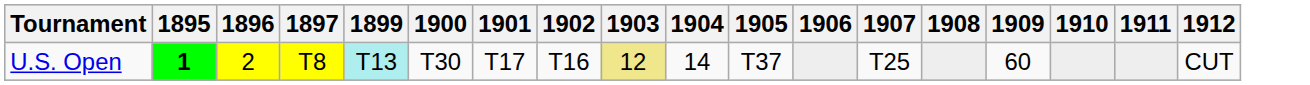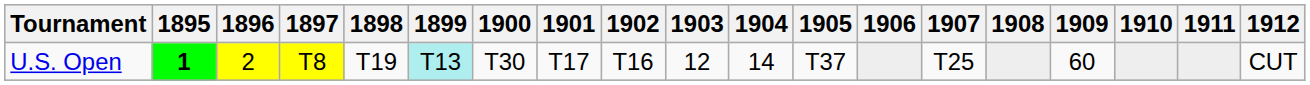+ column: (376, 24)
(633, 62) khaki background -> (697, 62) no background
